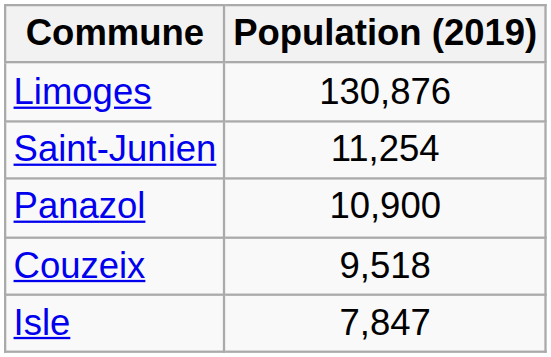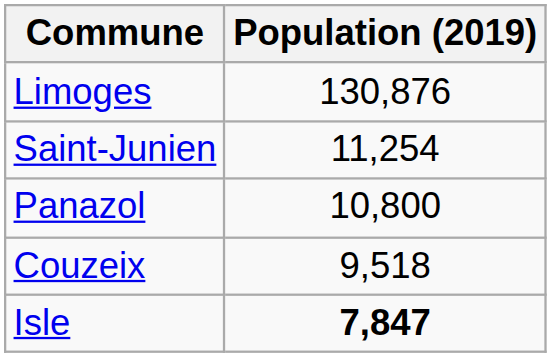(385, 206) 10,900 -> (385, 206) 10,800
(385, 322) normal -> (385, 322) bold
